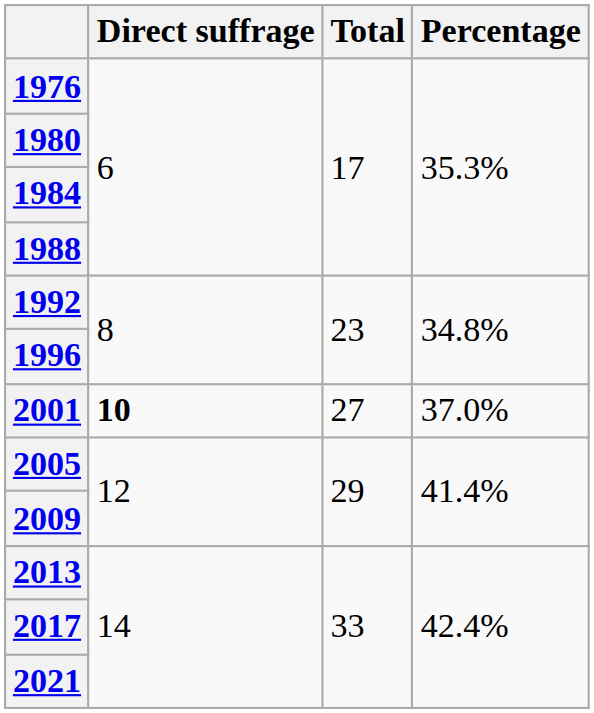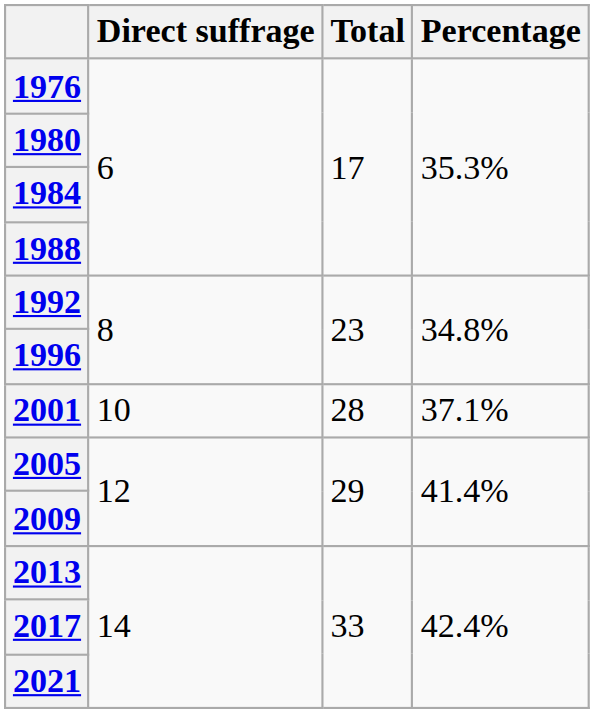(114, 409) bold -> (114, 409) normal
(347, 409) 27 -> (347, 409) 28
(465, 409) 37.0% -> (465, 409) 37.1%
